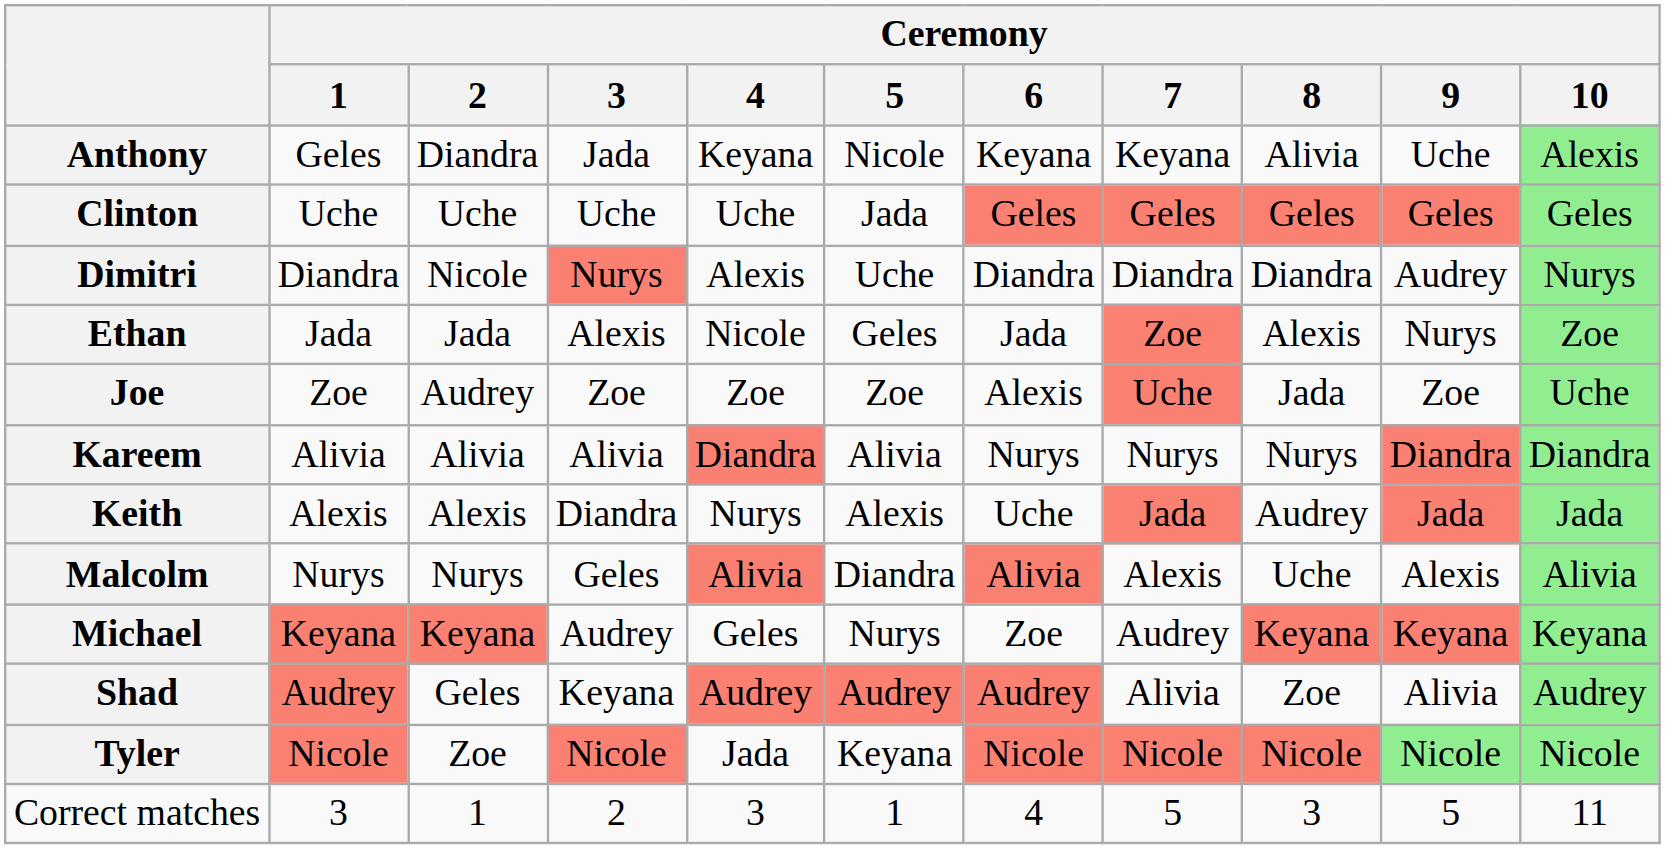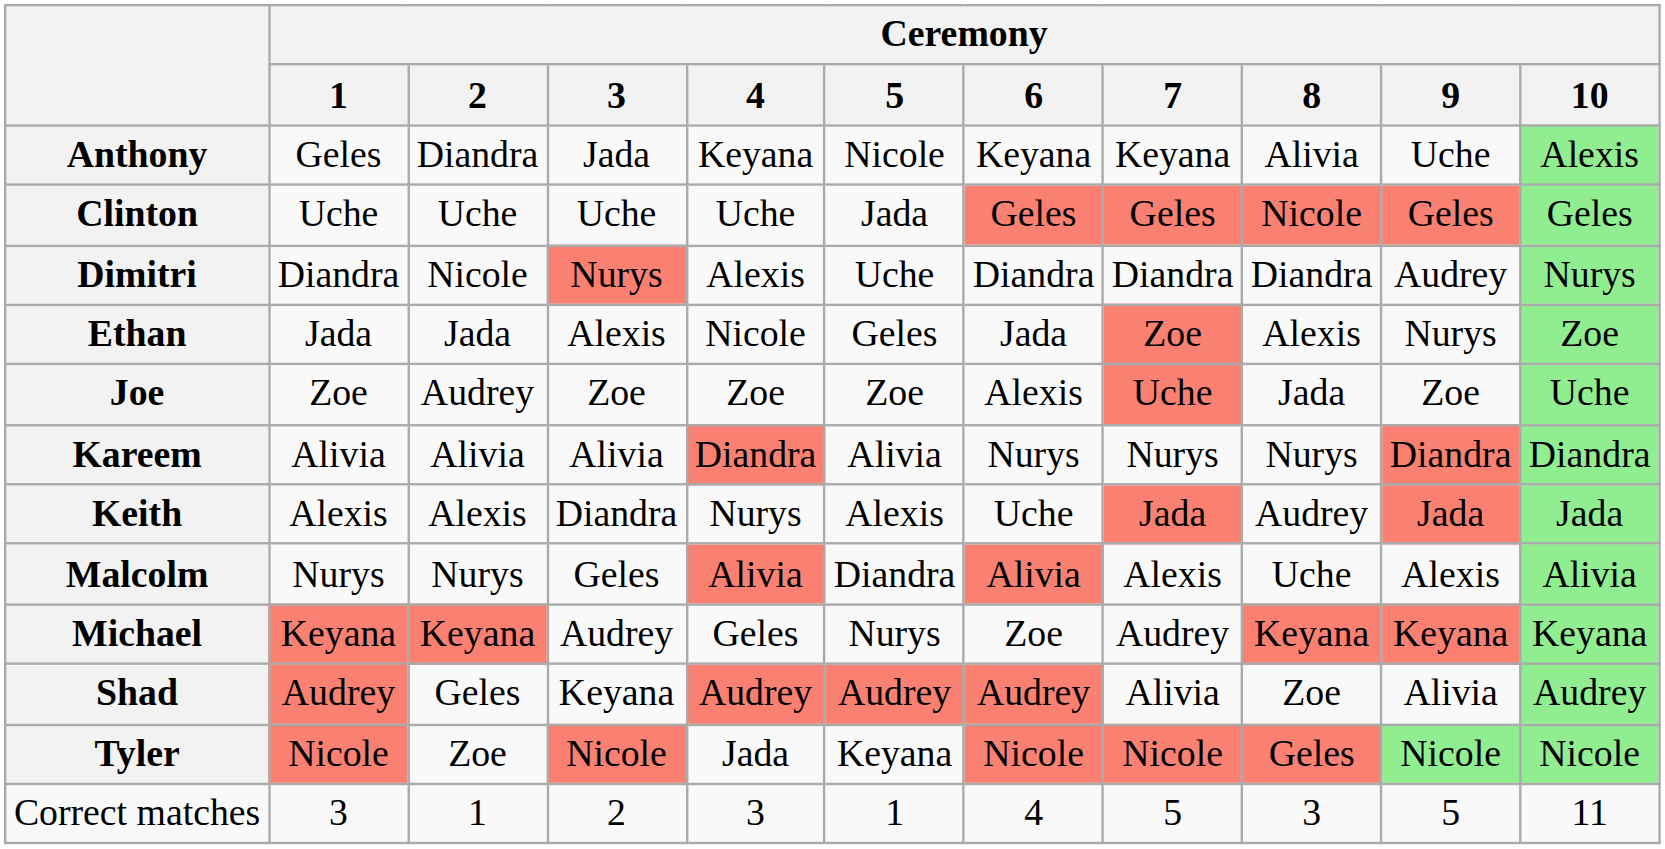(1312, 214) Geles -> (1312, 214) Nicole
(1312, 753) Nicole -> (1312, 753) Geles
